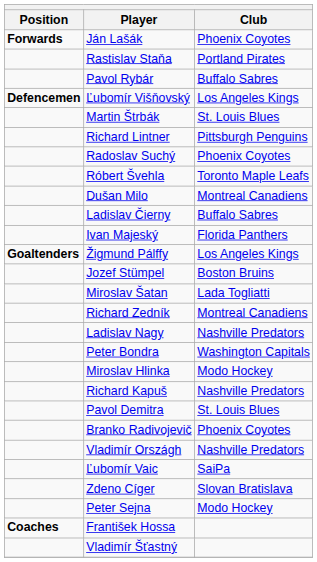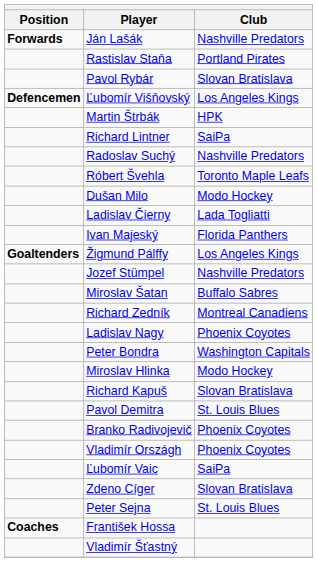(244, 39) Phoenix Coyotes -> (251, 39) Nashville Predators
(238, 78) Buffalo Sabres -> (245, 78) Slovan Bratislava
(238, 117) St. Louis Blues -> (210, 117) HPK
(252, 137) Pittsburgh Penguins -> (214, 137) SaiPa
(244, 156) Phoenix Coyotes -> (251, 156) Nashville Predators
(252, 195) Montreal Canadiens -> (235, 195) Modo Hockey
(238, 215) Buffalo Sabres -> (233, 215) Lada Togliatti
(236, 273) Boston Bruins -> (251, 273) Nashville Predators
(233, 293) Lada Togliatti -> (238, 293) Buffalo Sabres
(251, 332) Nashville Predators -> (244, 332) Phoenix Coyotes
(251, 391) Nashville Predators -> (245, 391) Slovan Bratislava
(251, 449) Nashville Predators -> (244, 449) Phoenix Coyotes
(235, 508) Modo Hockey -> (238, 508) St. Louis Blues
